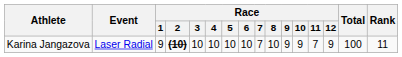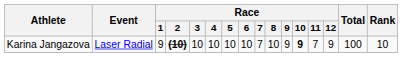(300, 45) normal -> (300, 45) bold
(383, 45) 11 -> (383, 45) 10
